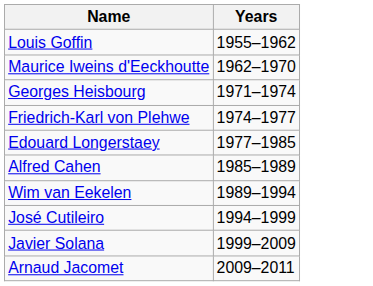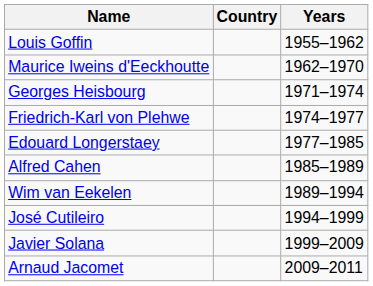+ column: (247, 17)
